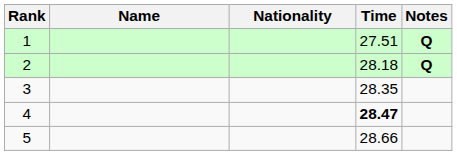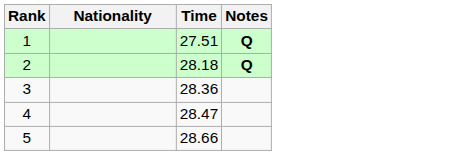- column: (139, 16)
(379, 89) 28.35 -> (199, 89) 28.36
(379, 114) bold -> (199, 114) normal
